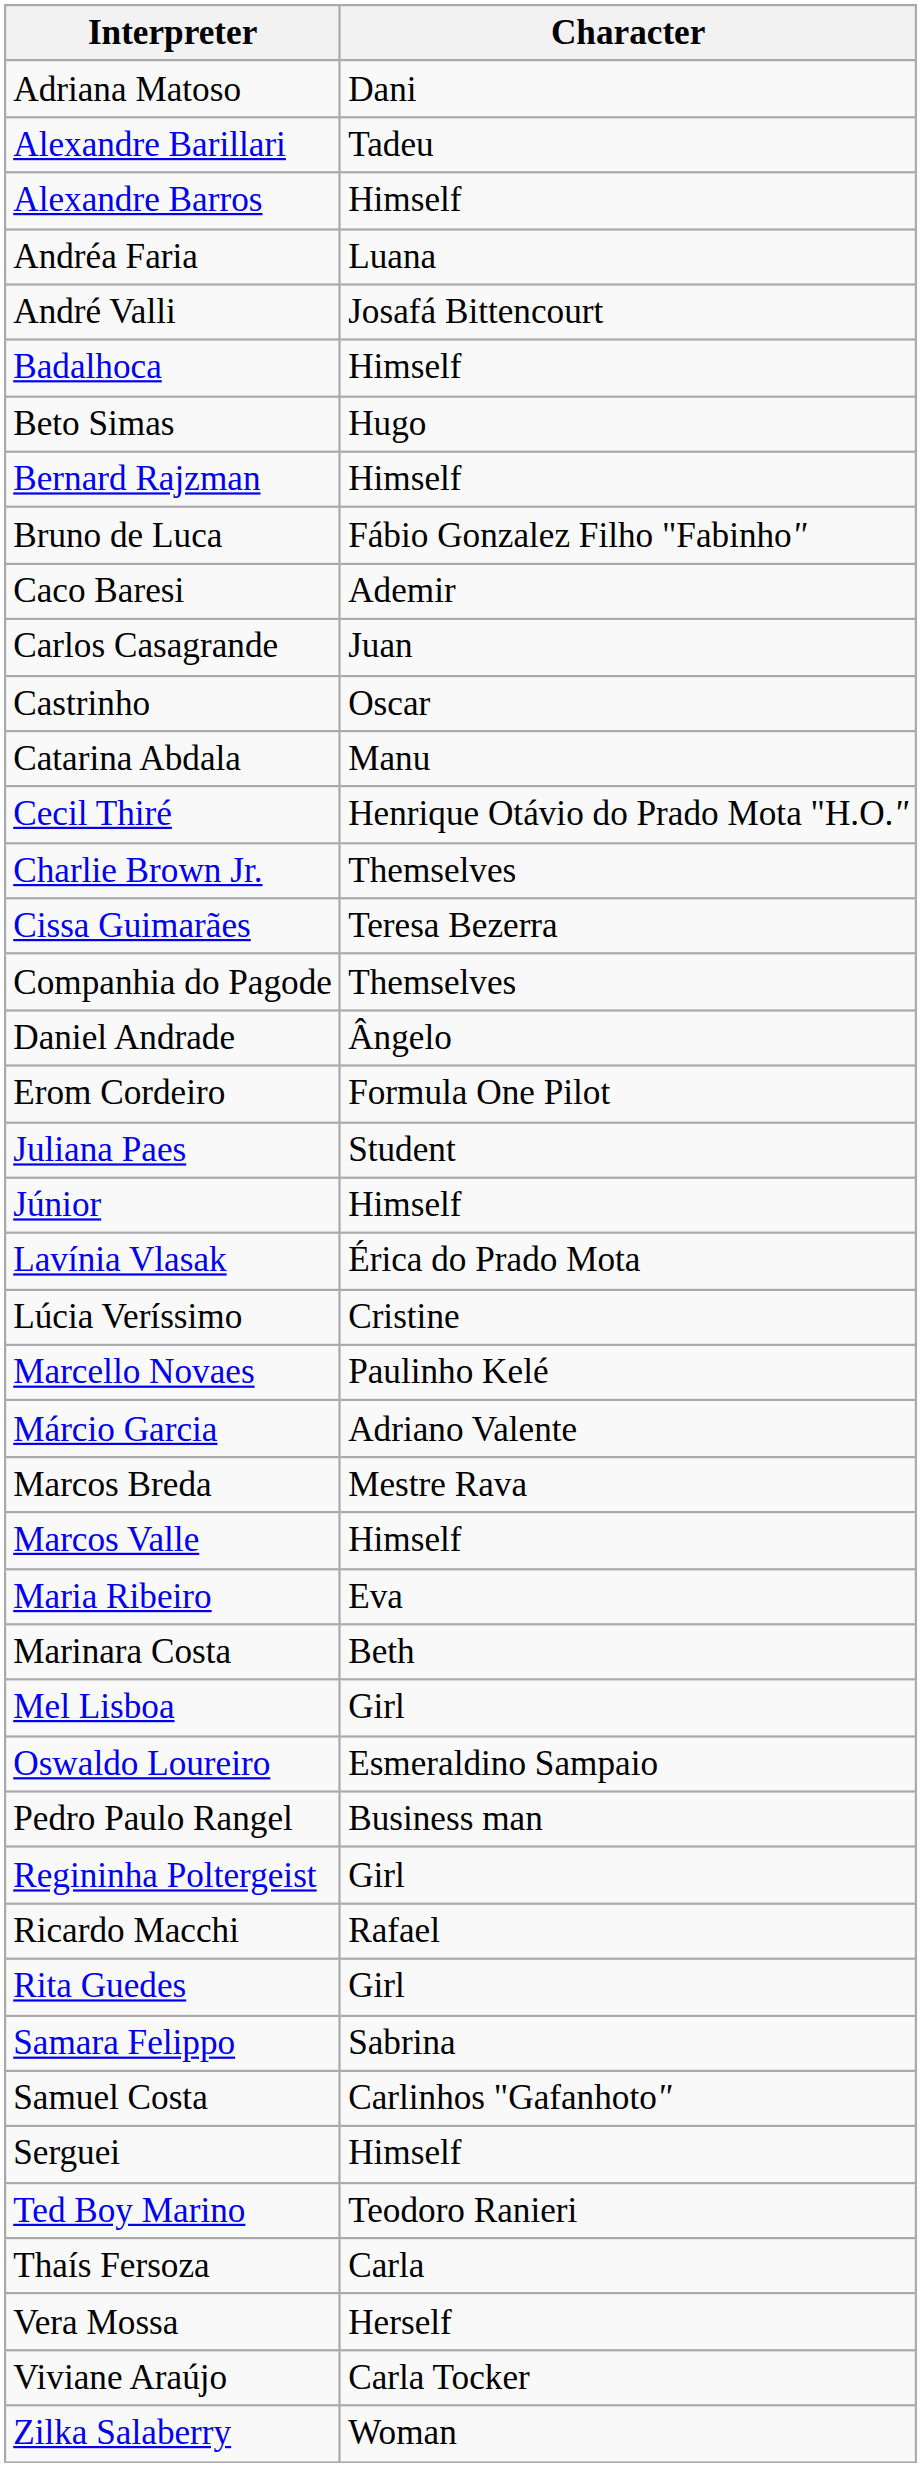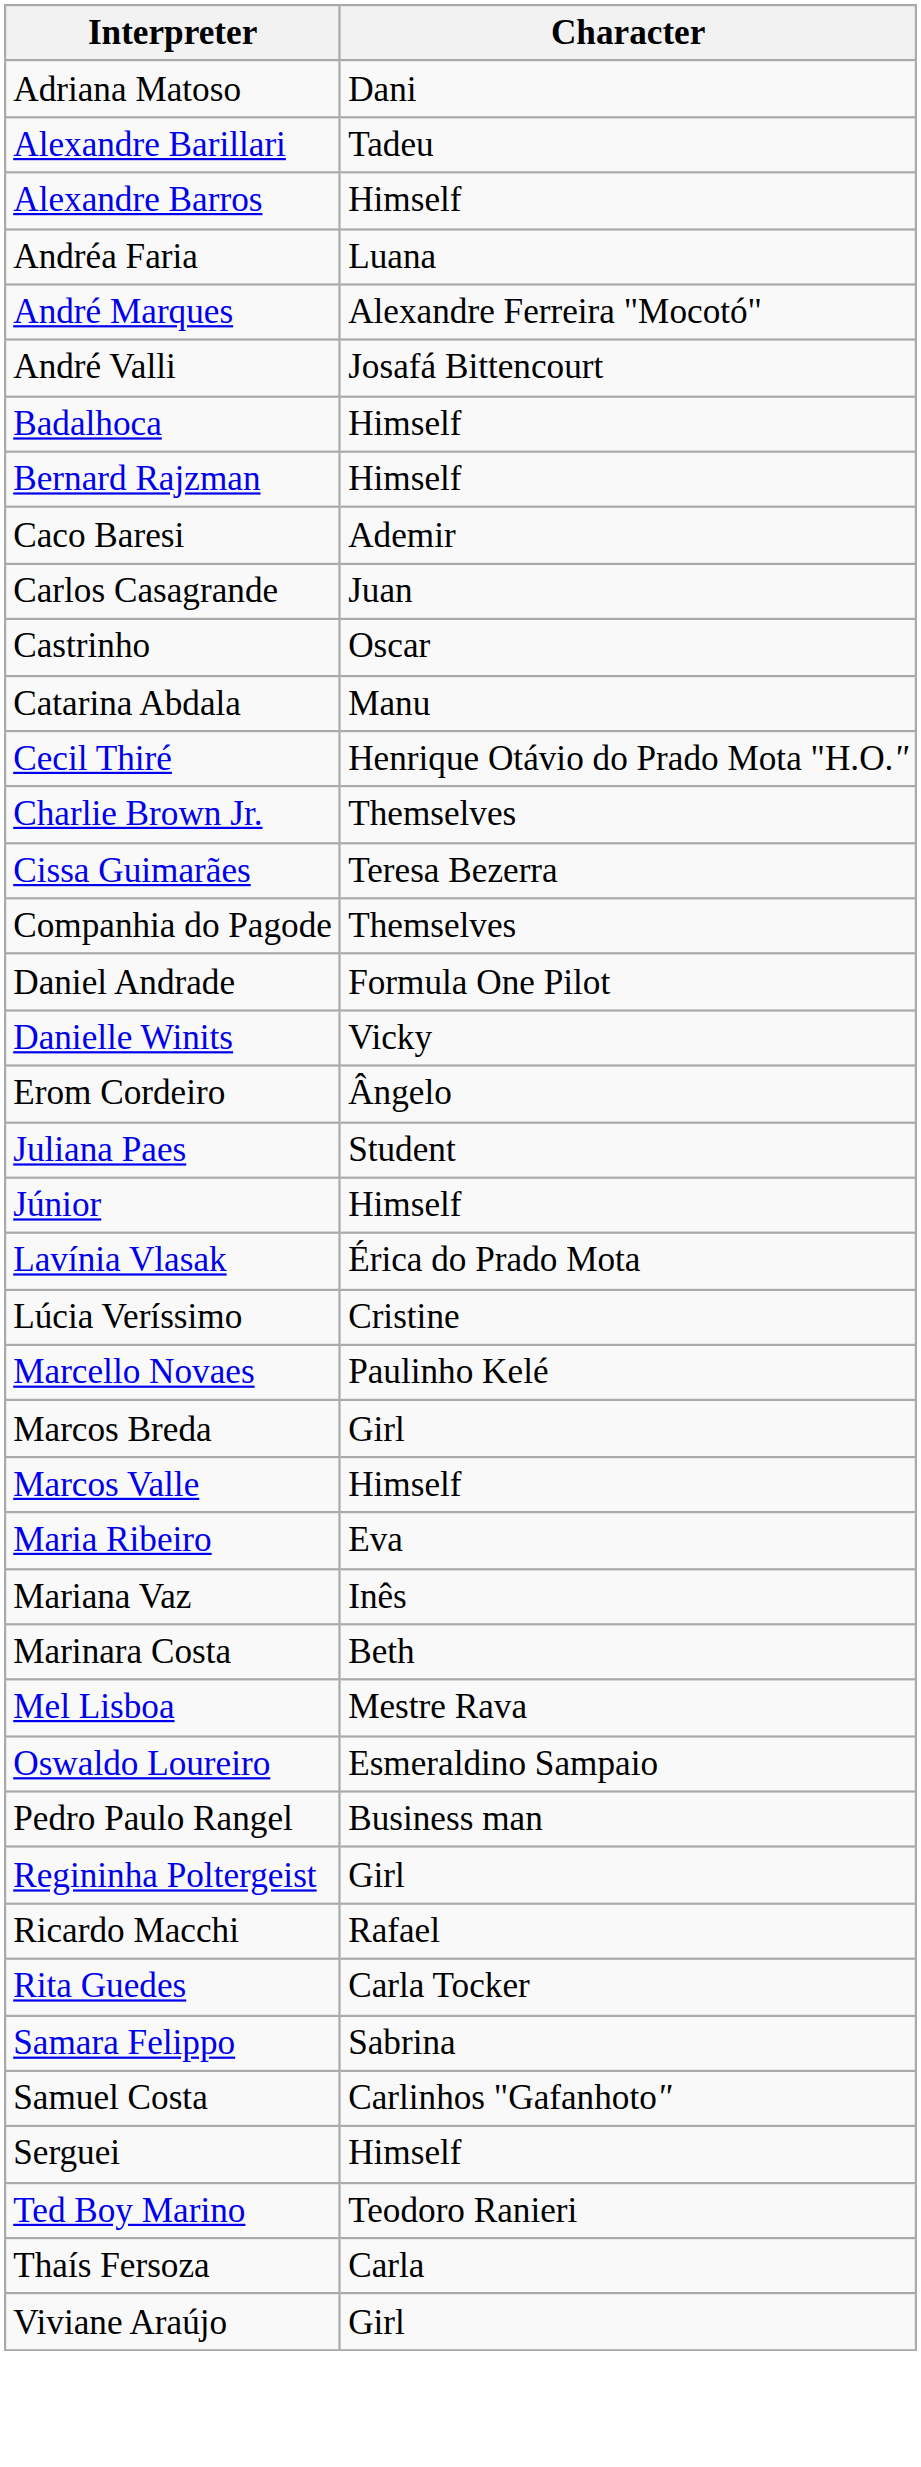+ row: (123, 311)
- row: (94, 423)
- row: (118, 534)
(400, 1037) Ângelo -> (479, 981) Formula One Pilot
+ row: (123, 1037)
(479, 1093) Formula One Pilot -> (400, 1093) Ângelo
- row: (115, 1428)
(438, 1483) Mestre Rava -> (377, 1428) Girl
+ row: (102, 1595)
(377, 1707) Girl -> (438, 1707) Mestre Rava
(377, 1986) Girl -> (439, 1986) Carla Tocker
- row: (96, 2321)
(439, 2377) Carla Tocker -> (377, 2321) Girl
- row: (122, 2432)
